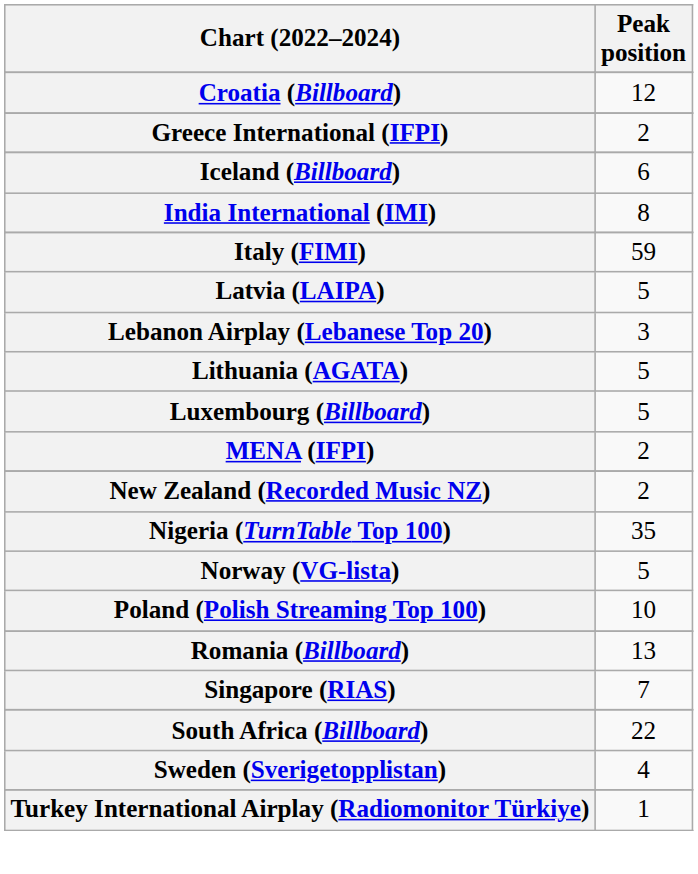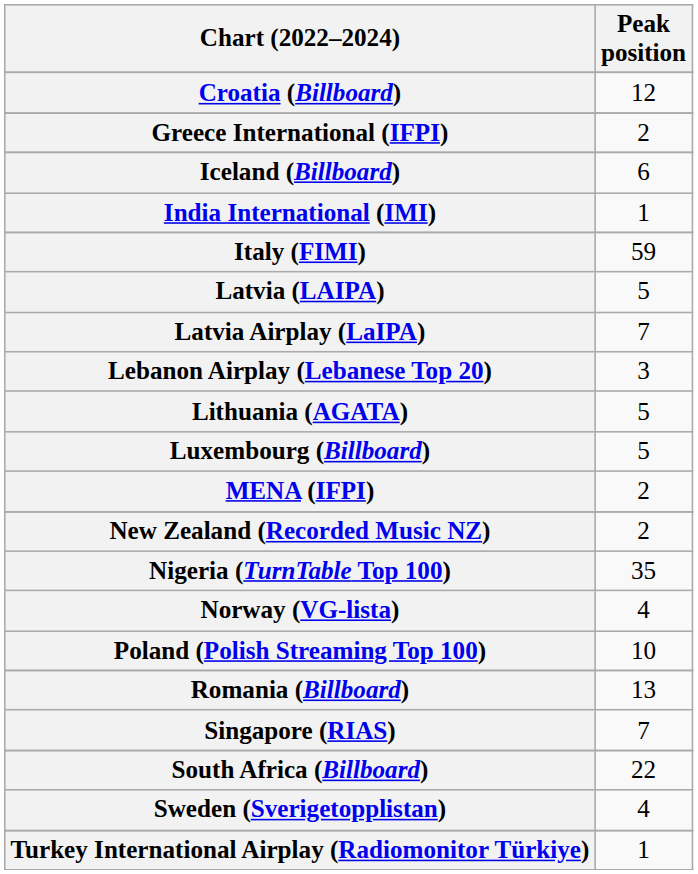(644, 212) 8 -> (644, 212) 1
+ row: (300, 331)
(644, 570) 5 -> (644, 610) 4
